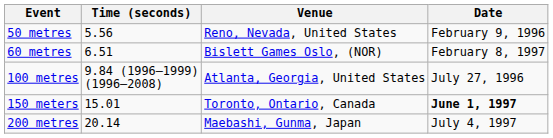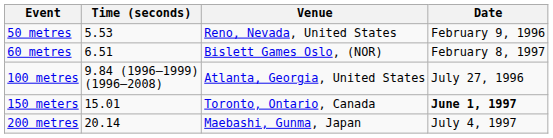(99, 34) 5.56 -> (99, 34) 5.53
